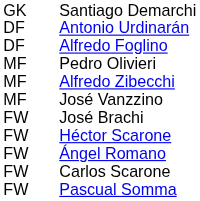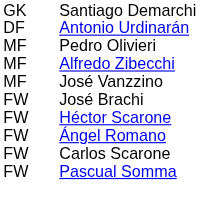- row: (113, 46)
